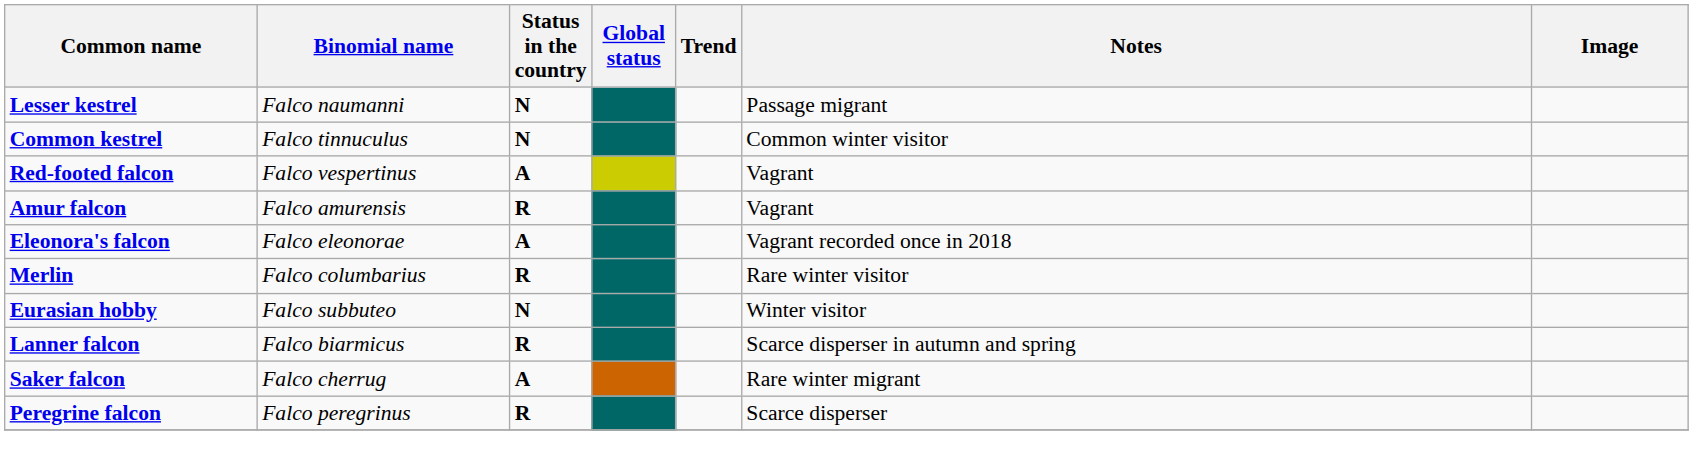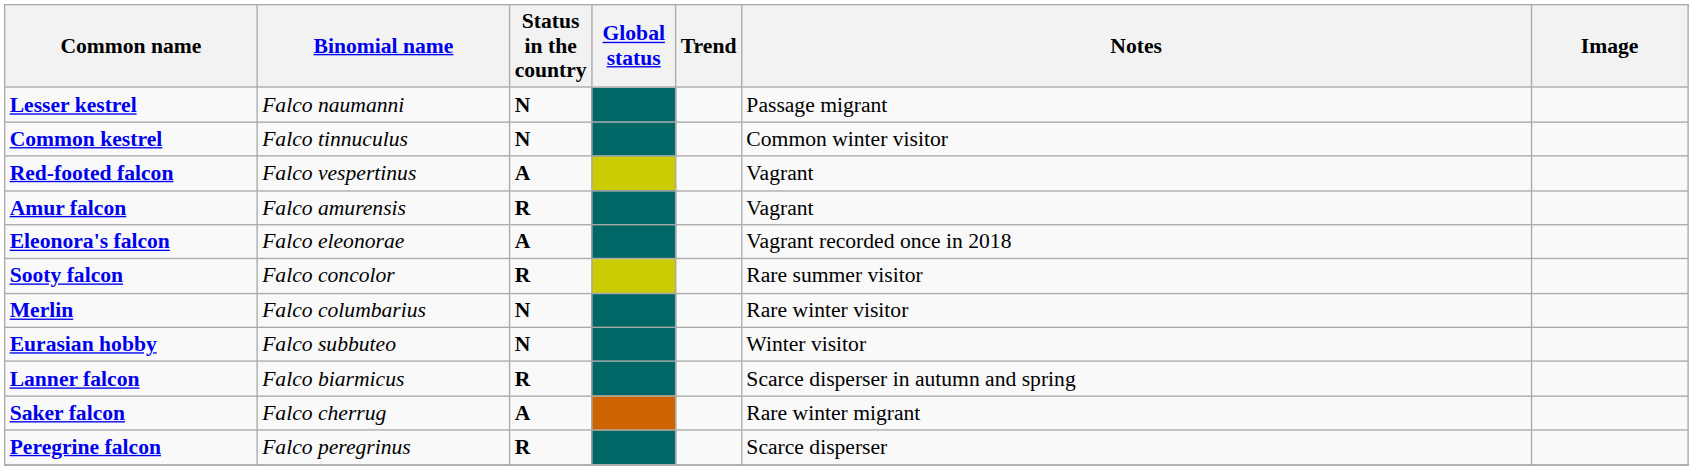+ row: (66, 275)
(522, 275) R -> (522, 310) N
